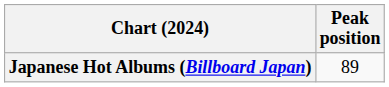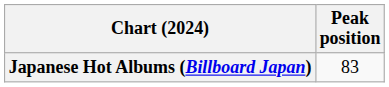(350, 67) 89 -> (350, 67) 83
